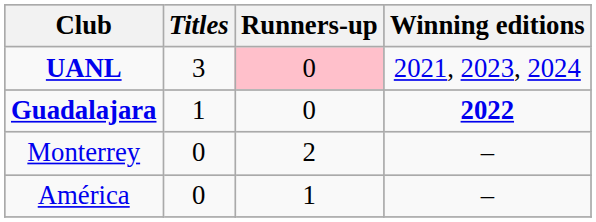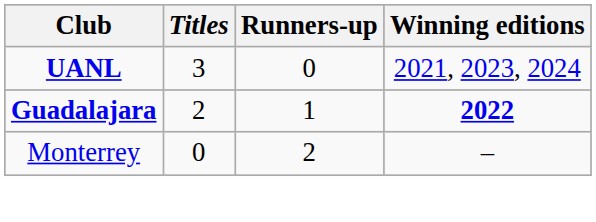(309, 68) pink background -> (309, 68) no background
(199, 110) 1 -> (199, 110) 2
(309, 110) 0 -> (309, 110) 1
- row: (84, 195)
